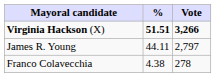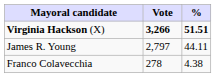columns swapped: (192, 13) <-> (158, 13)
